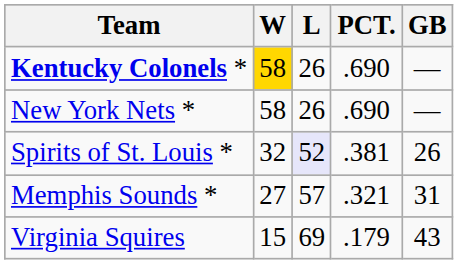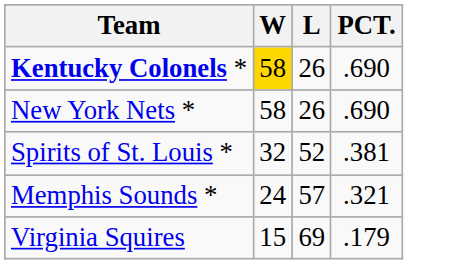- column: (427, 25)
(312, 152) lavender background -> (312, 152) no background
(273, 195) 27 -> (273, 195) 24
